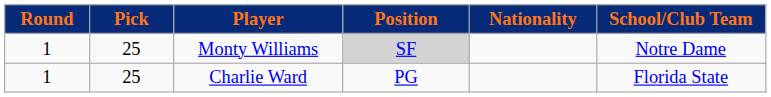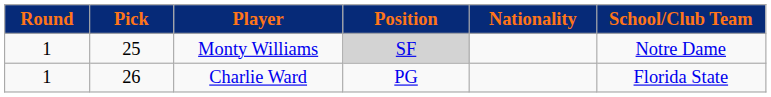(131, 77) 25 -> (131, 77) 26
